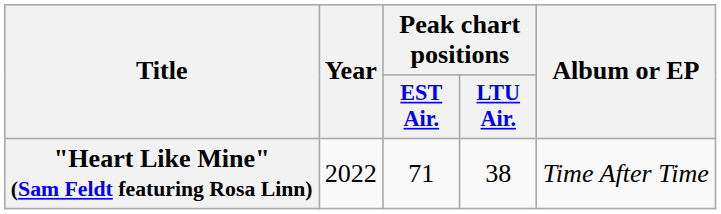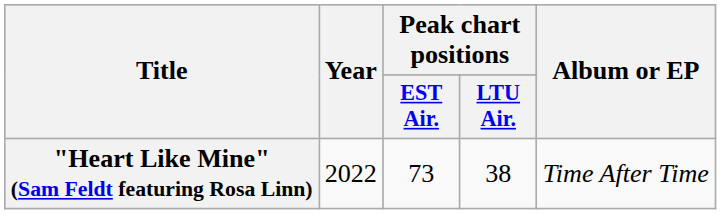(421, 173) 71 -> (421, 173) 73
